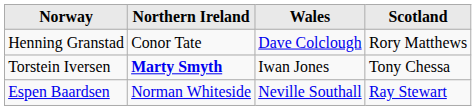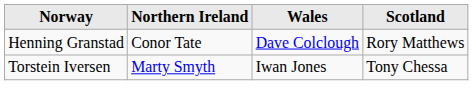(177, 67) bold -> (173, 67) normal
- row: (59, 92)
